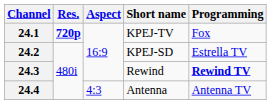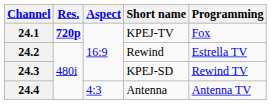(150, 52) KPEJ-SD -> (145, 52) Rewind
(145, 71) Rewind -> (150, 71) KPEJ-SD
(221, 71) bold -> (220, 71) normal
